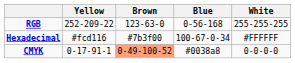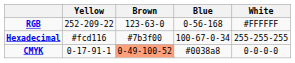(261, 24) 255-255-255 -> (261, 24) #FFFFFF
(261, 38) #FFFFFF -> (261, 38) 255-255-255
